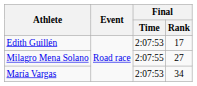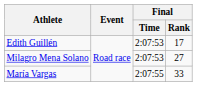(149, 58) 2:07:55 -> (149, 58) 2:07:53
(149, 74) 2:07:53 -> (149, 74) 2:07:55
(179, 74) 34 -> (179, 74) 33
